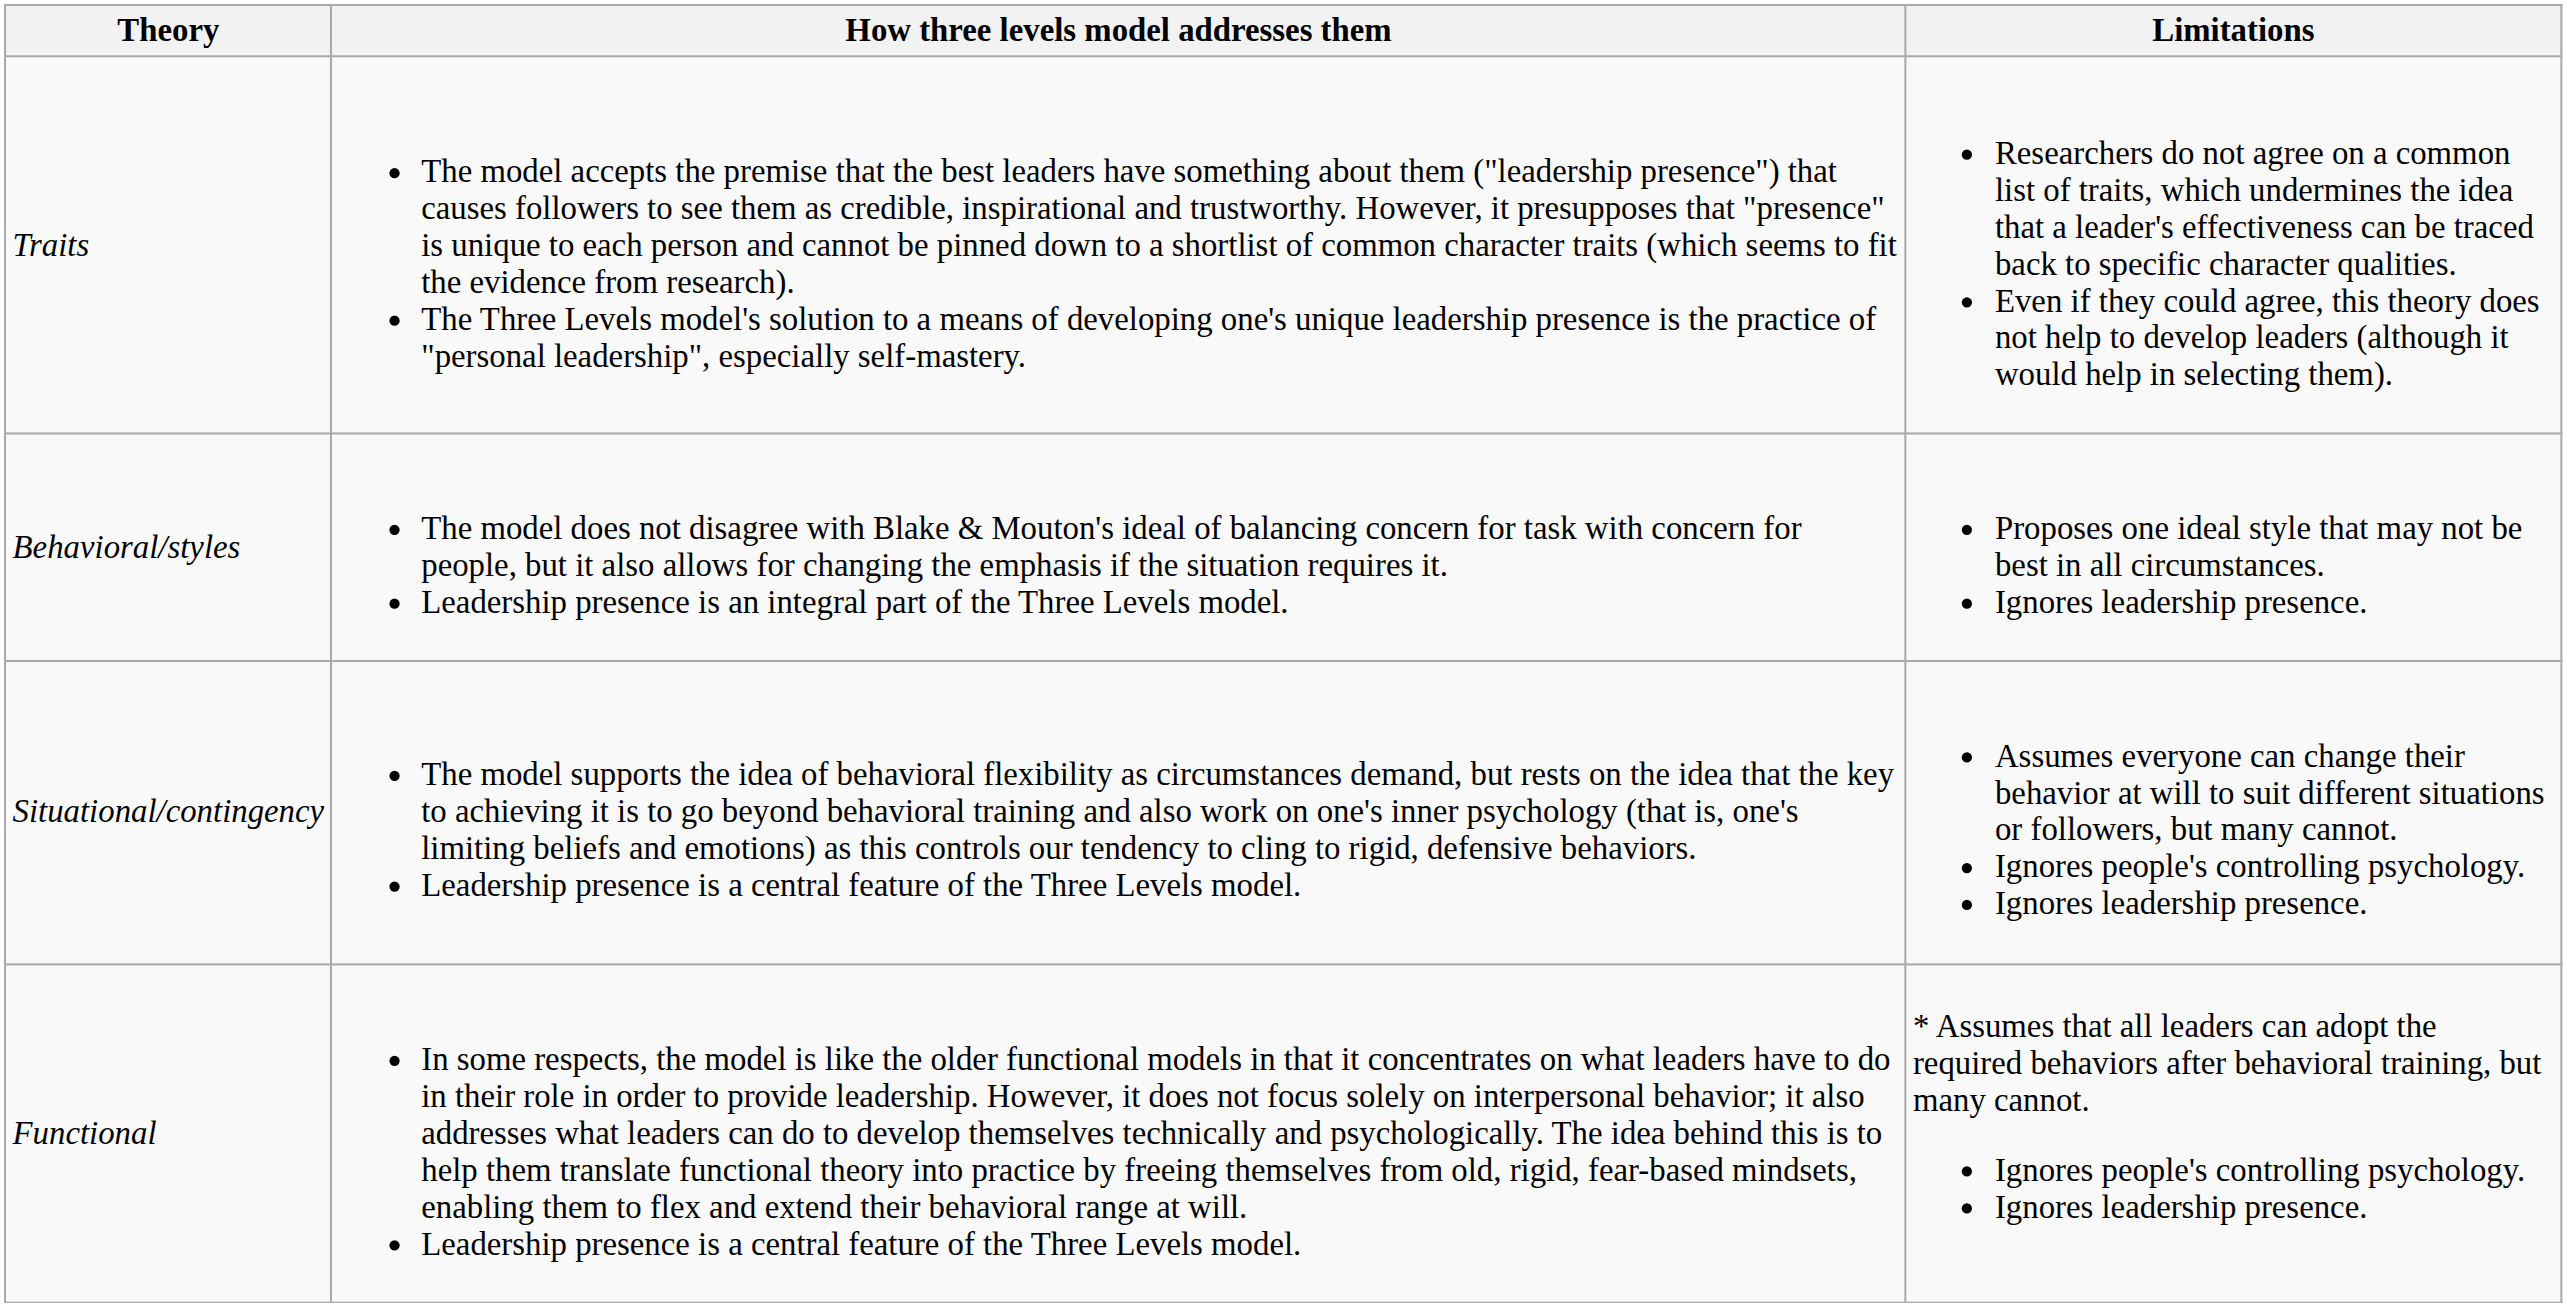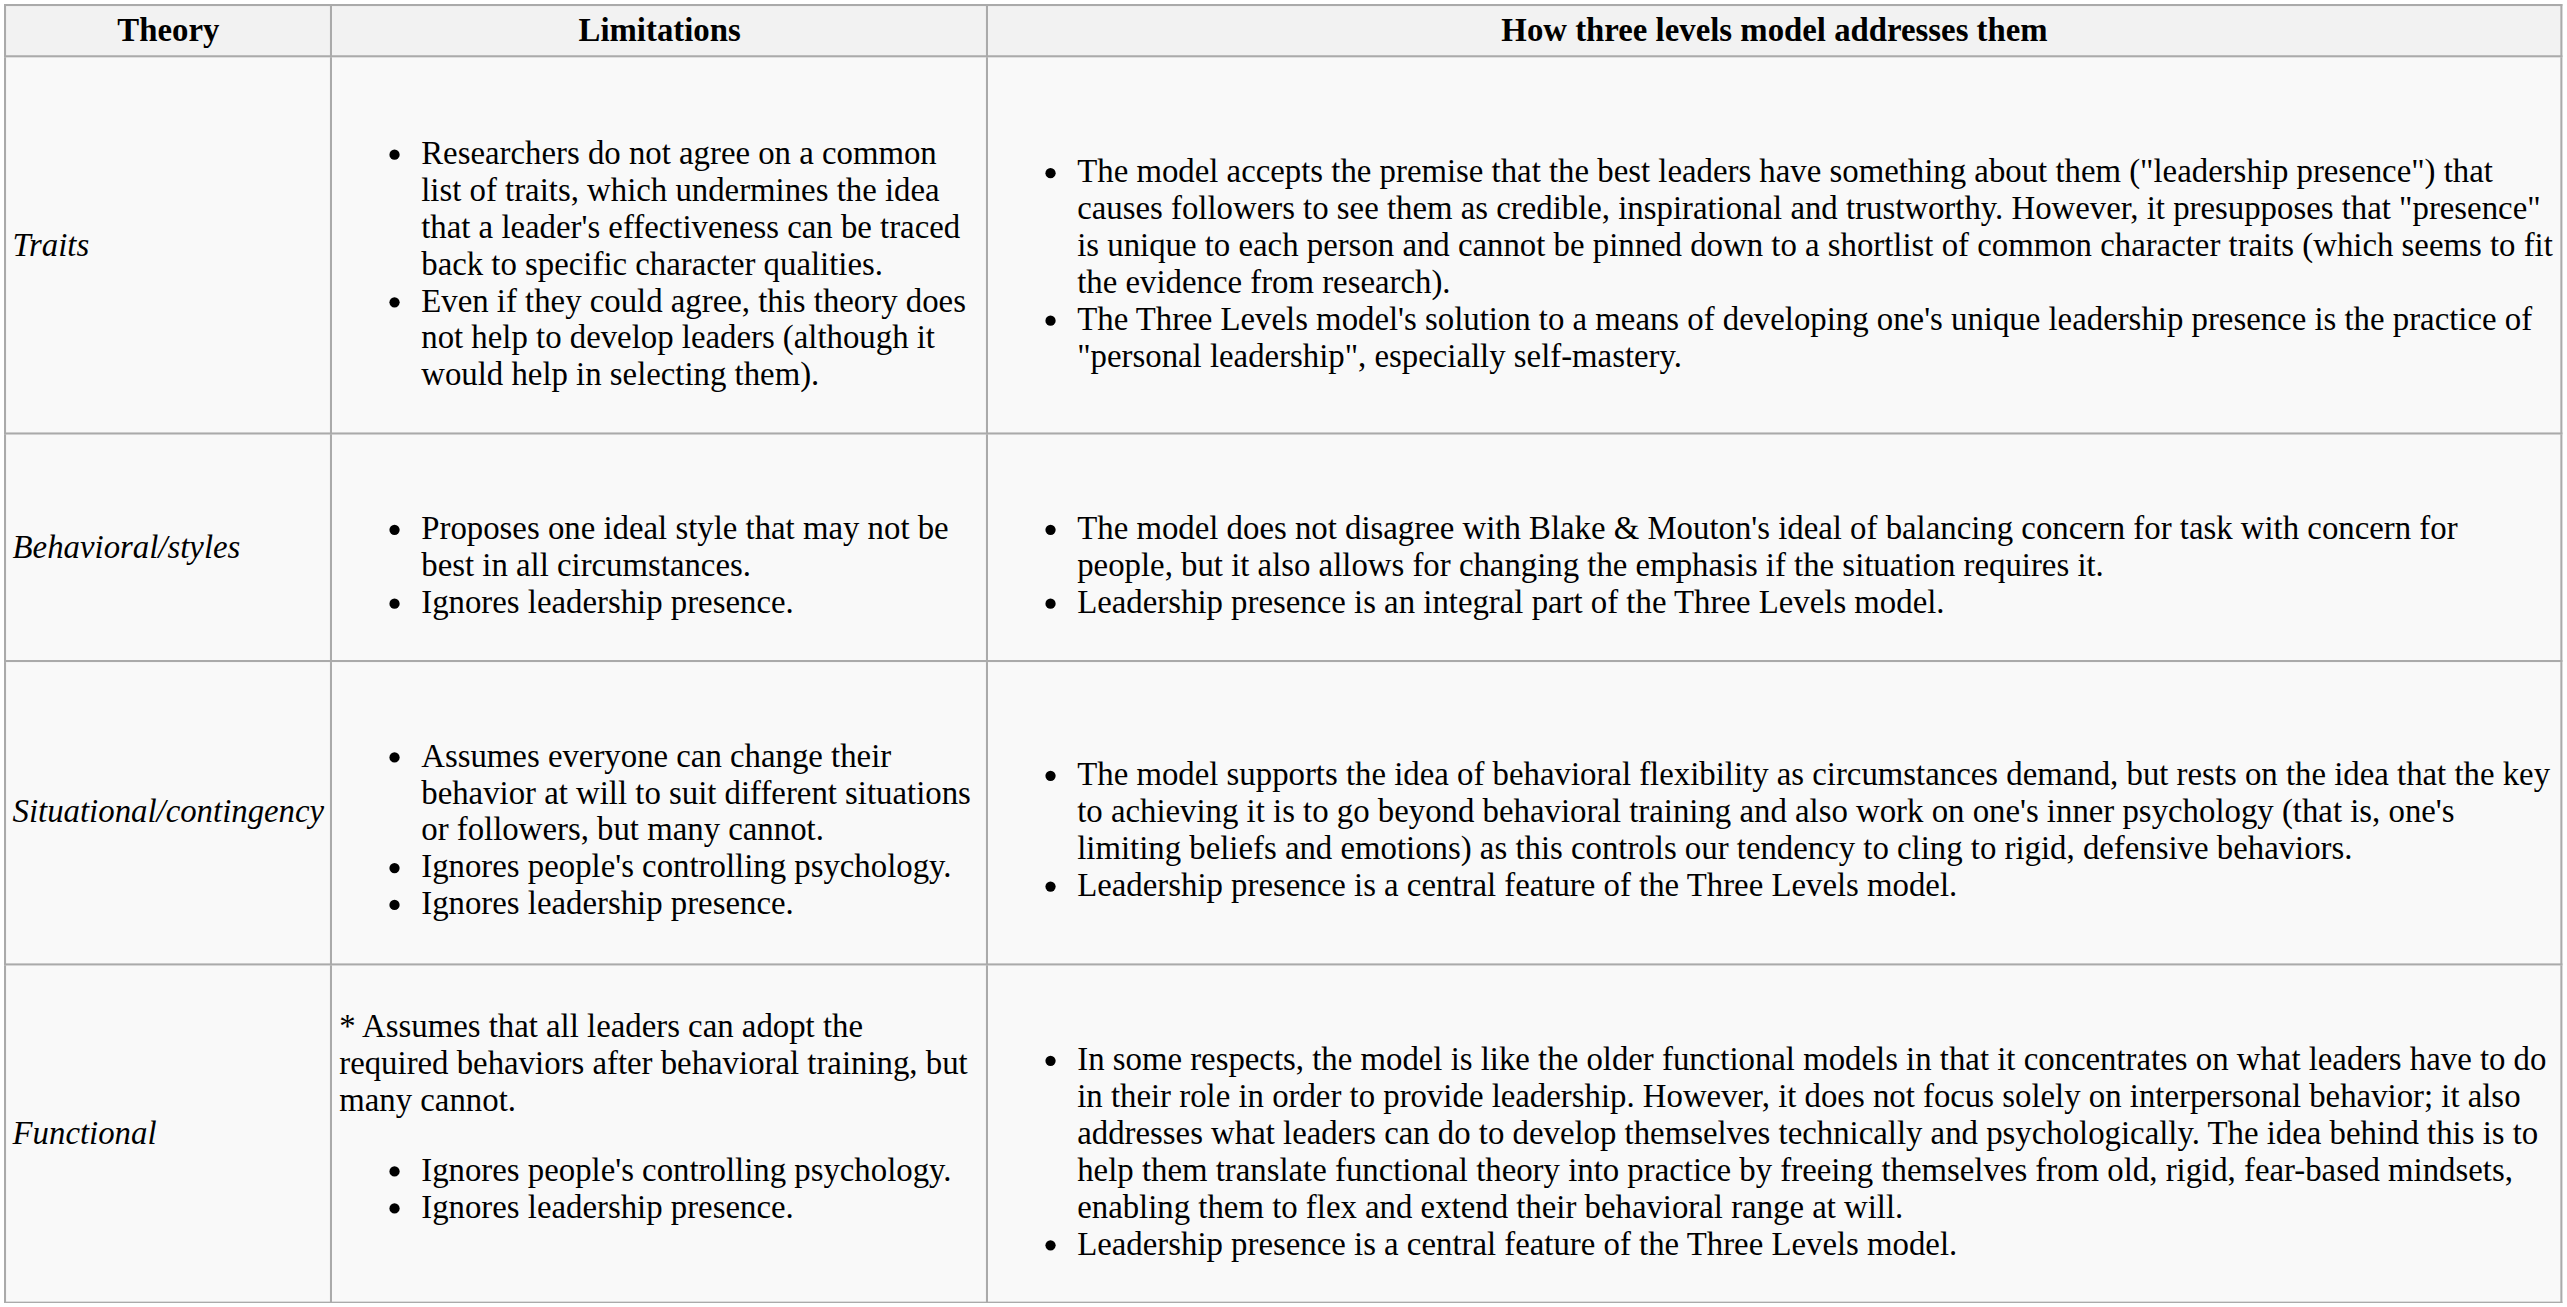columns swapped: (2233, 30) <-> (1119, 30)
